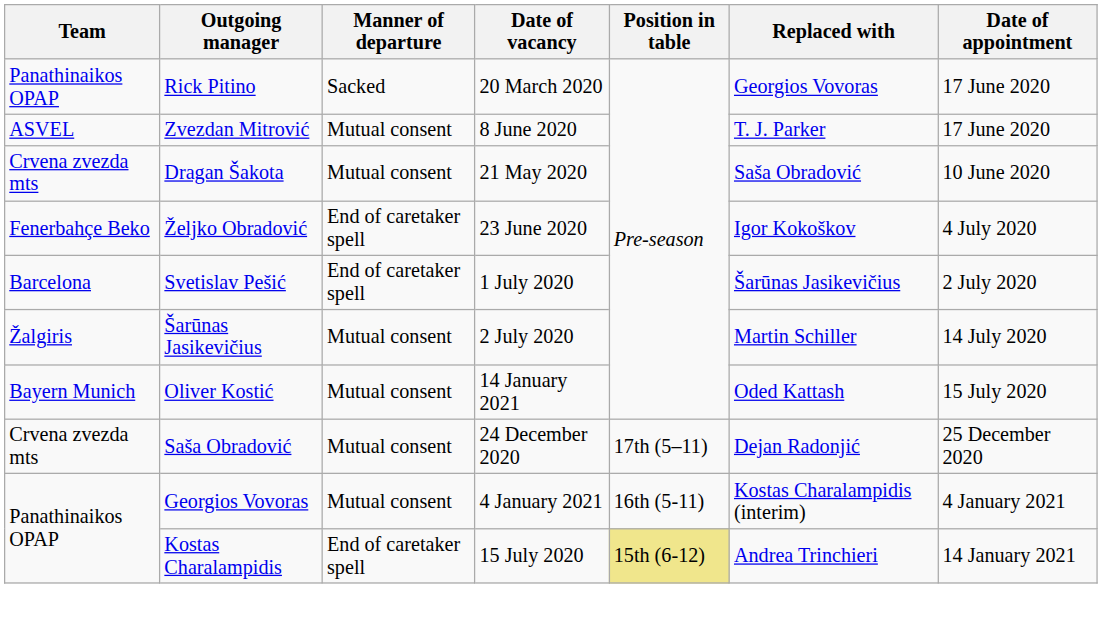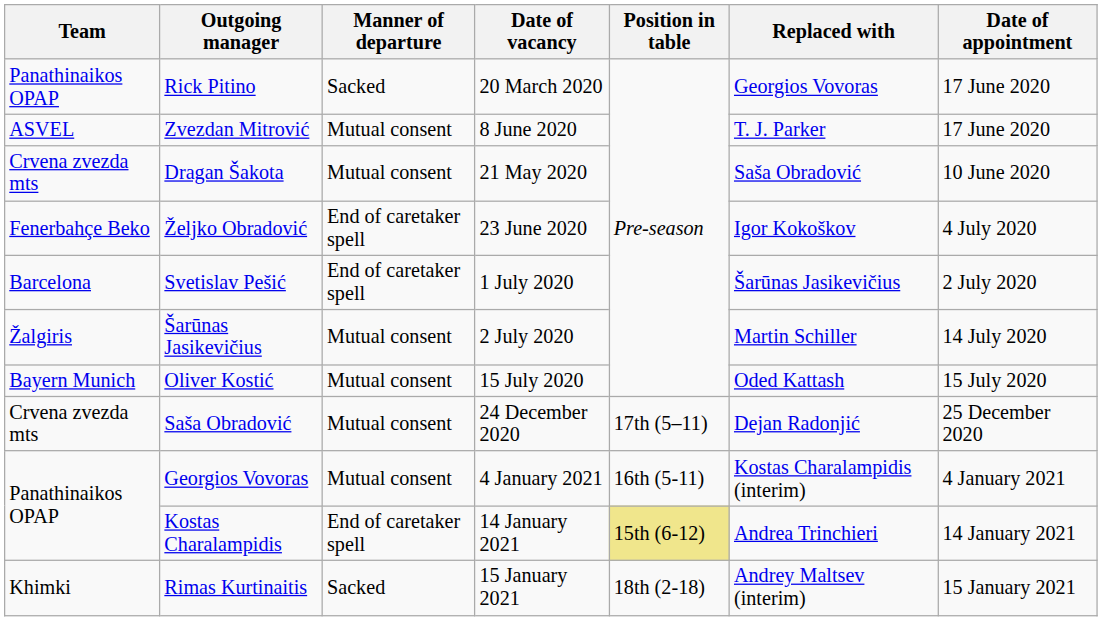(523, 391) 14 January 2021 -> (532, 380) 15 July 2020
(532, 555) 15 July 2020 -> (523, 532) 14 January 2021
+ row: (236, 587)
